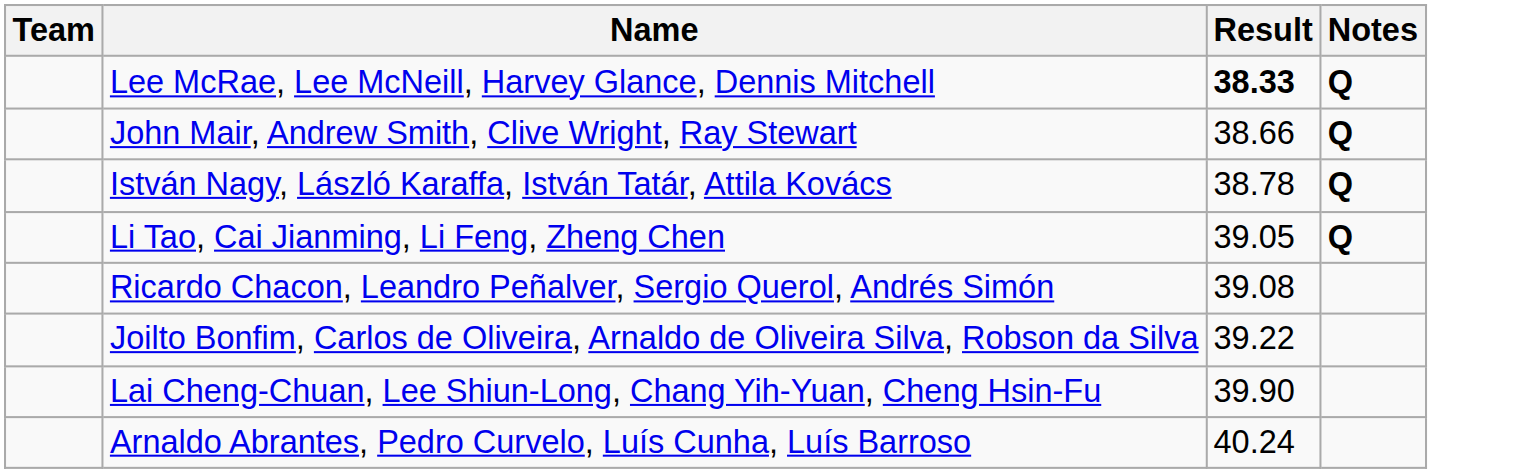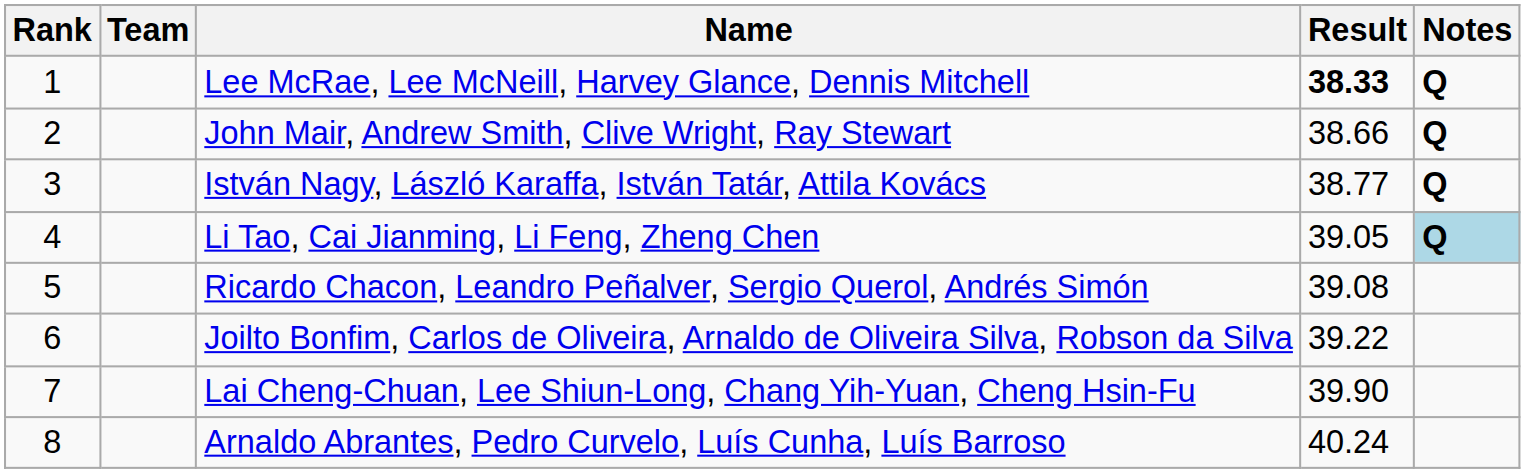+ column: (52, 30)
(1254, 184) 38.78 -> (1349, 184) 38.77
(1340, 236) no background -> (1435, 236) lightblue background
